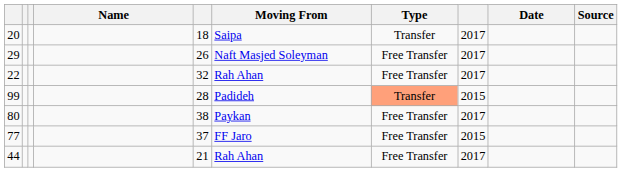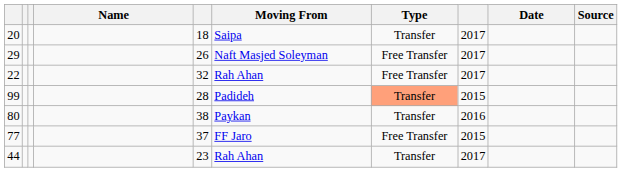(414, 116) Free Transfer -> (414, 116) Transfer
(473, 116) 2017 -> (473, 116) 2016
(203, 156) 21 -> (203, 156) 23
(414, 156) Free Transfer -> (414, 156) Transfer
